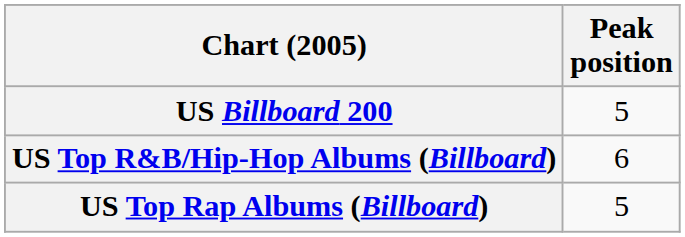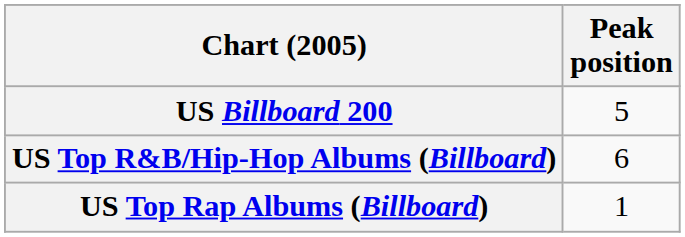(622, 206) 5 -> (622, 206) 1
